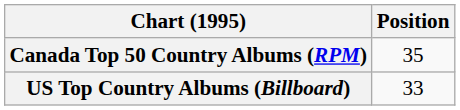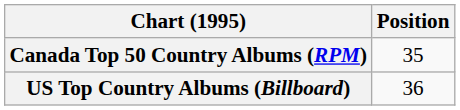(413, 88) 33 -> (413, 88) 36
